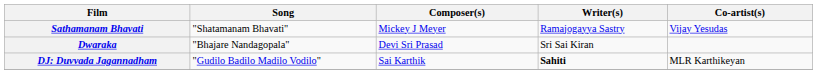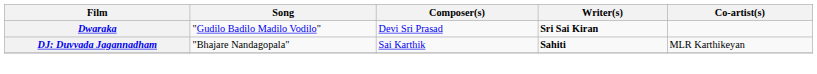- row: (97, 28)
(241, 45) "Bhajare Nandagopala" -> (257, 28) "Gudilo Badilo Madilo Vodilo"
(567, 45) normal -> (569, 28) bold
(257, 61) "Gudilo Badilo Madilo Vodilo" -> (241, 45) "Bhajare Nandagopala"
